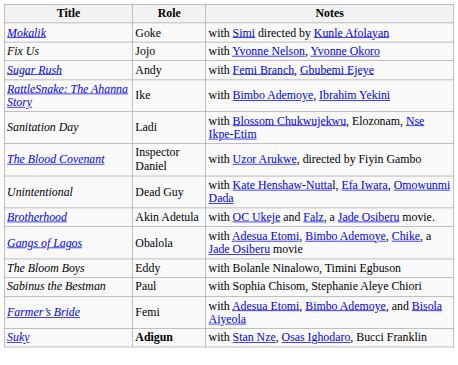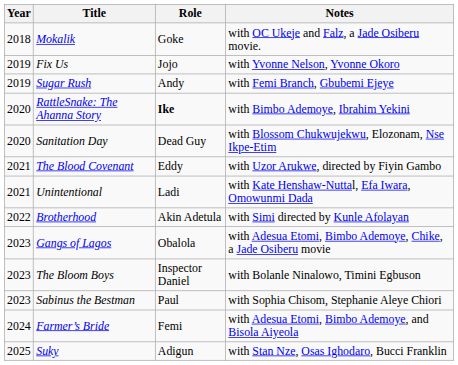+ column: (19, 13)
(299, 32) with Simi directed by Kunle Afolayan -> (324, 39) with OC Ukeje and Falz, a Jade Osiberu movie.
(143, 95) normal -> (166, 108) bold
(146, 127) Ladi -> (182, 141) Dead Guy
(157, 159) Inspector Daniel -> (170, 166) Eddy
(160, 191) Dead Guy -> (169, 191) Ladi
(322, 217) with OC Ukeje and Falz, a Jade Osiberu movie. -> (319, 217) with Simi directed by Kunle Afolayan
(148, 268) Eddy -> (180, 274) Inspector Daniel
(154, 337) bold -> (176, 351) normal
